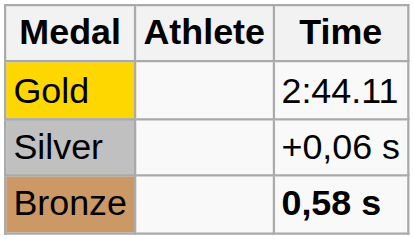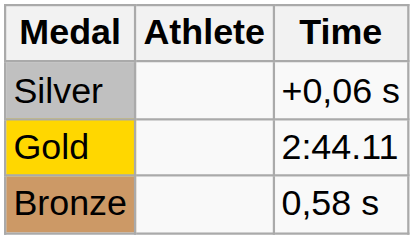rows swapped: (51, 89) <-> (58, 146)
(331, 203) bold -> (330, 203) normal
